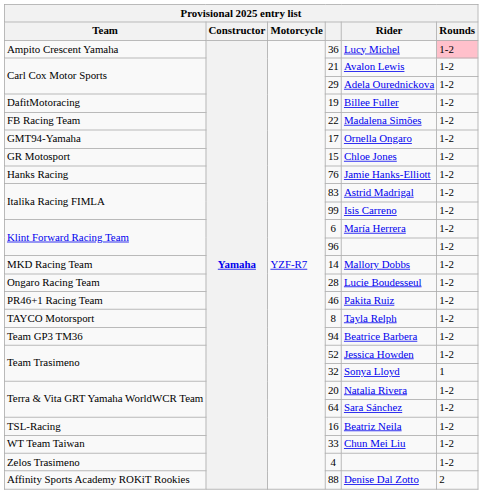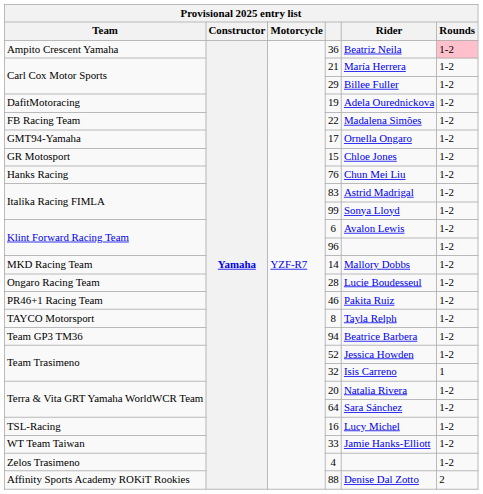(372, 48) Lucy Michel -> (373, 48) Beatriz Neila
(374, 66) Avalon Lewis -> (375, 66) María Herrera
(389, 84) Adela Ourednickova -> (371, 84) Billee Fuller
(371, 102) Billee Fuller -> (389, 102) Adela Ourednickova
(387, 174) Jamie Hanks-Elliott -> (375, 174) Chun Mei Liu
(370, 210) Isis Carreno -> (372, 210) Sonya Lloyd
(375, 228) María Herrera -> (374, 228) Avalon Lewis
(372, 372) Sonya Lloyd -> (370, 372) Isis Carreno
(373, 425) Beatriz Neila -> (372, 425) Lucy Michel
(375, 443) Chun Mei Liu -> (387, 443) Jamie Hanks-Elliott
